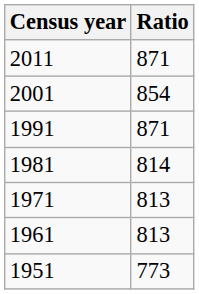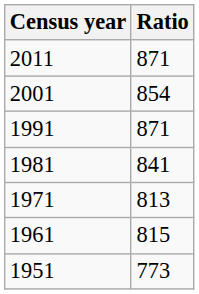(153, 164) 814 -> (153, 164) 841
(153, 235) 813 -> (153, 235) 815
